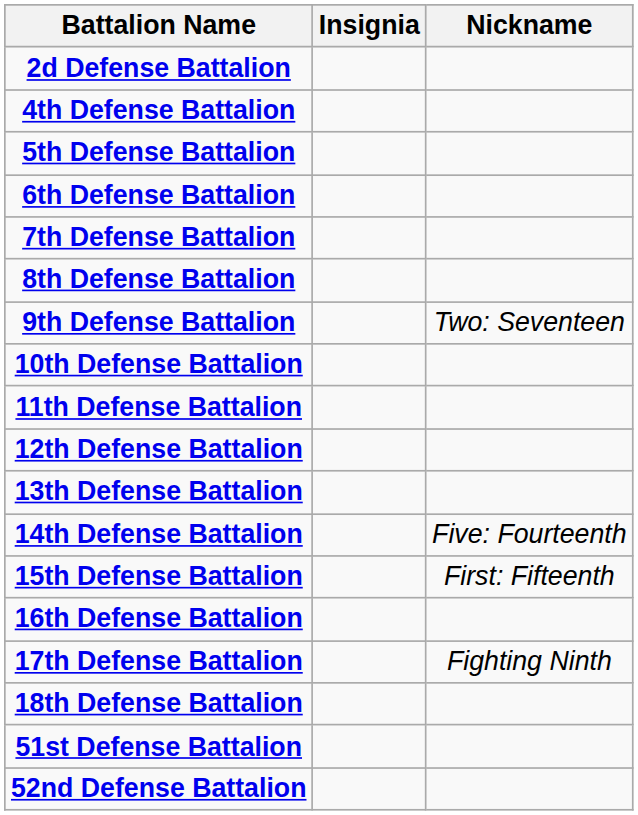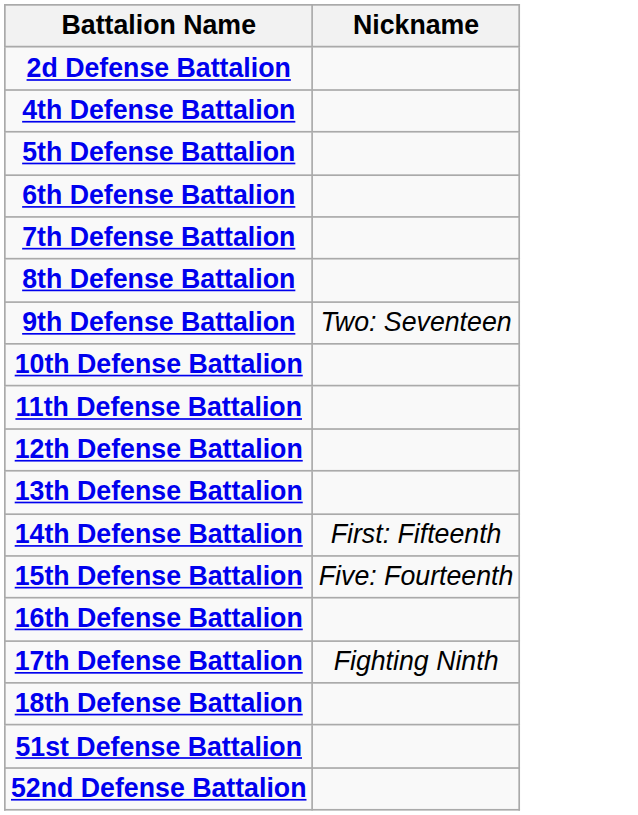- column: (369, 25)
(529, 534) Five: Fourteenth -> (416, 534) First: Fifteenth
(529, 576) First: Fifteenth -> (416, 576) Five: Fourteenth
